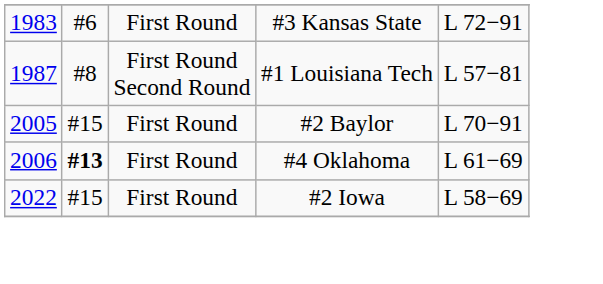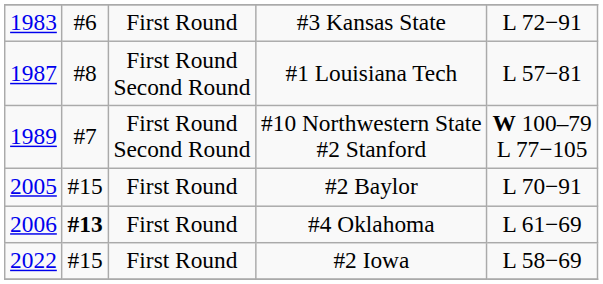+ row: (371, 136)
